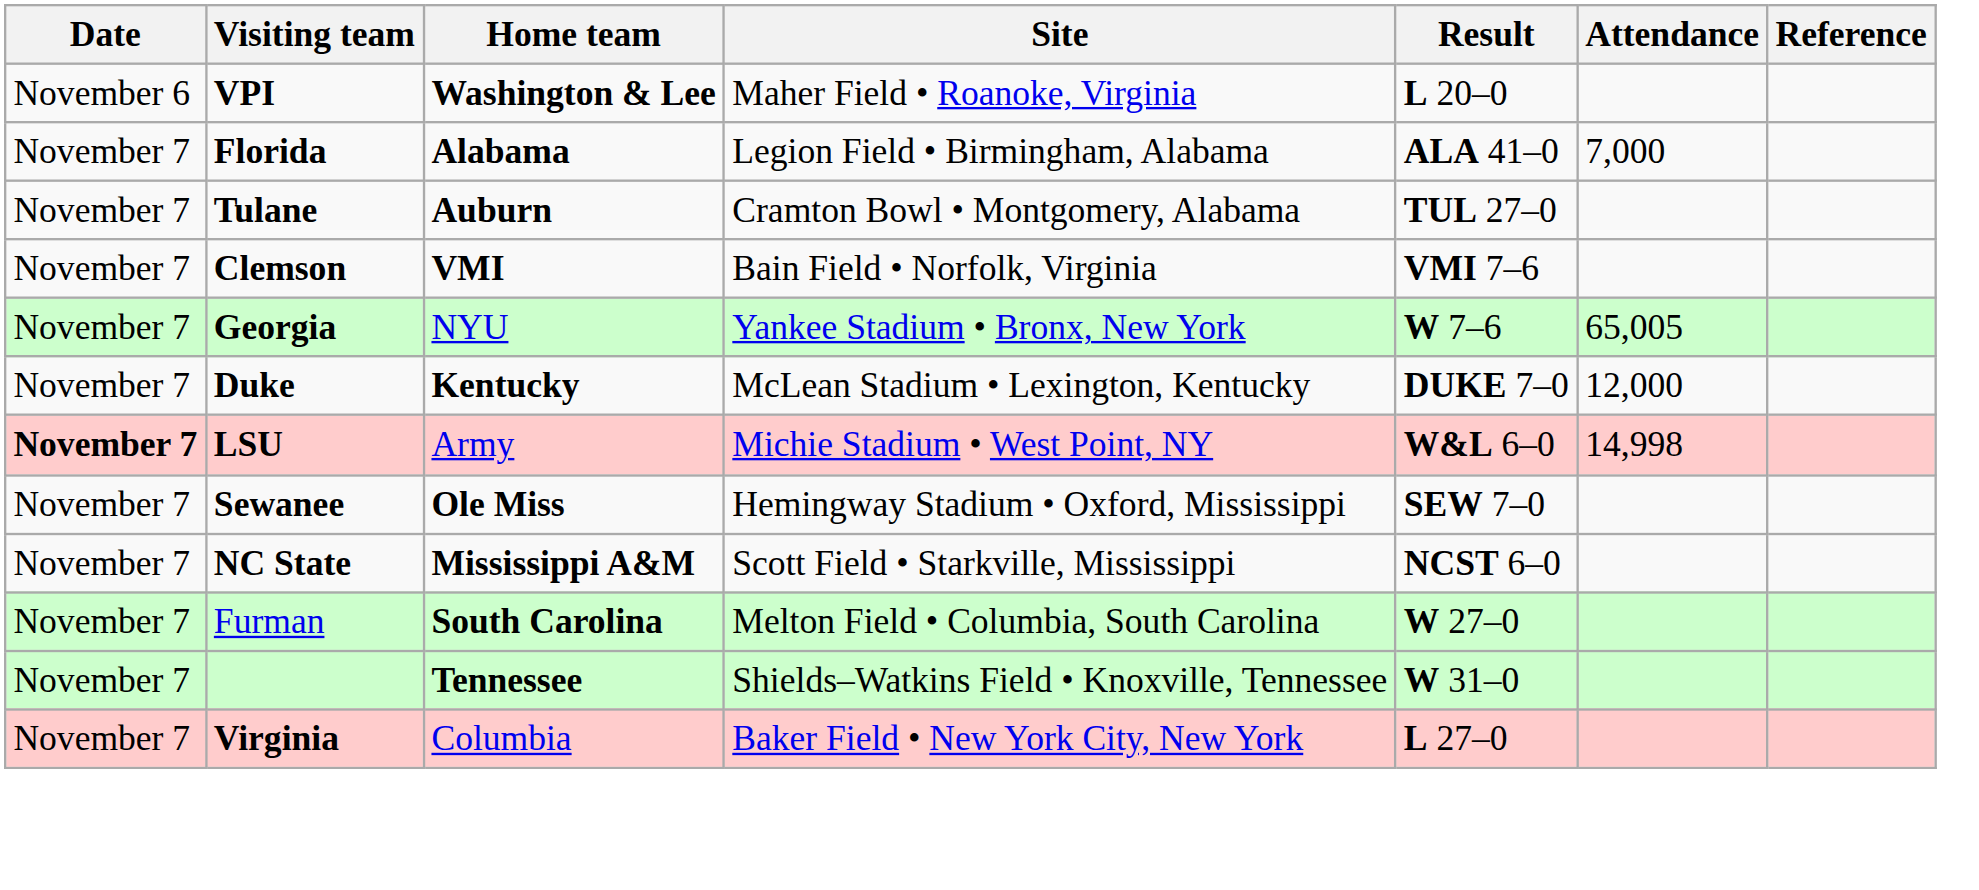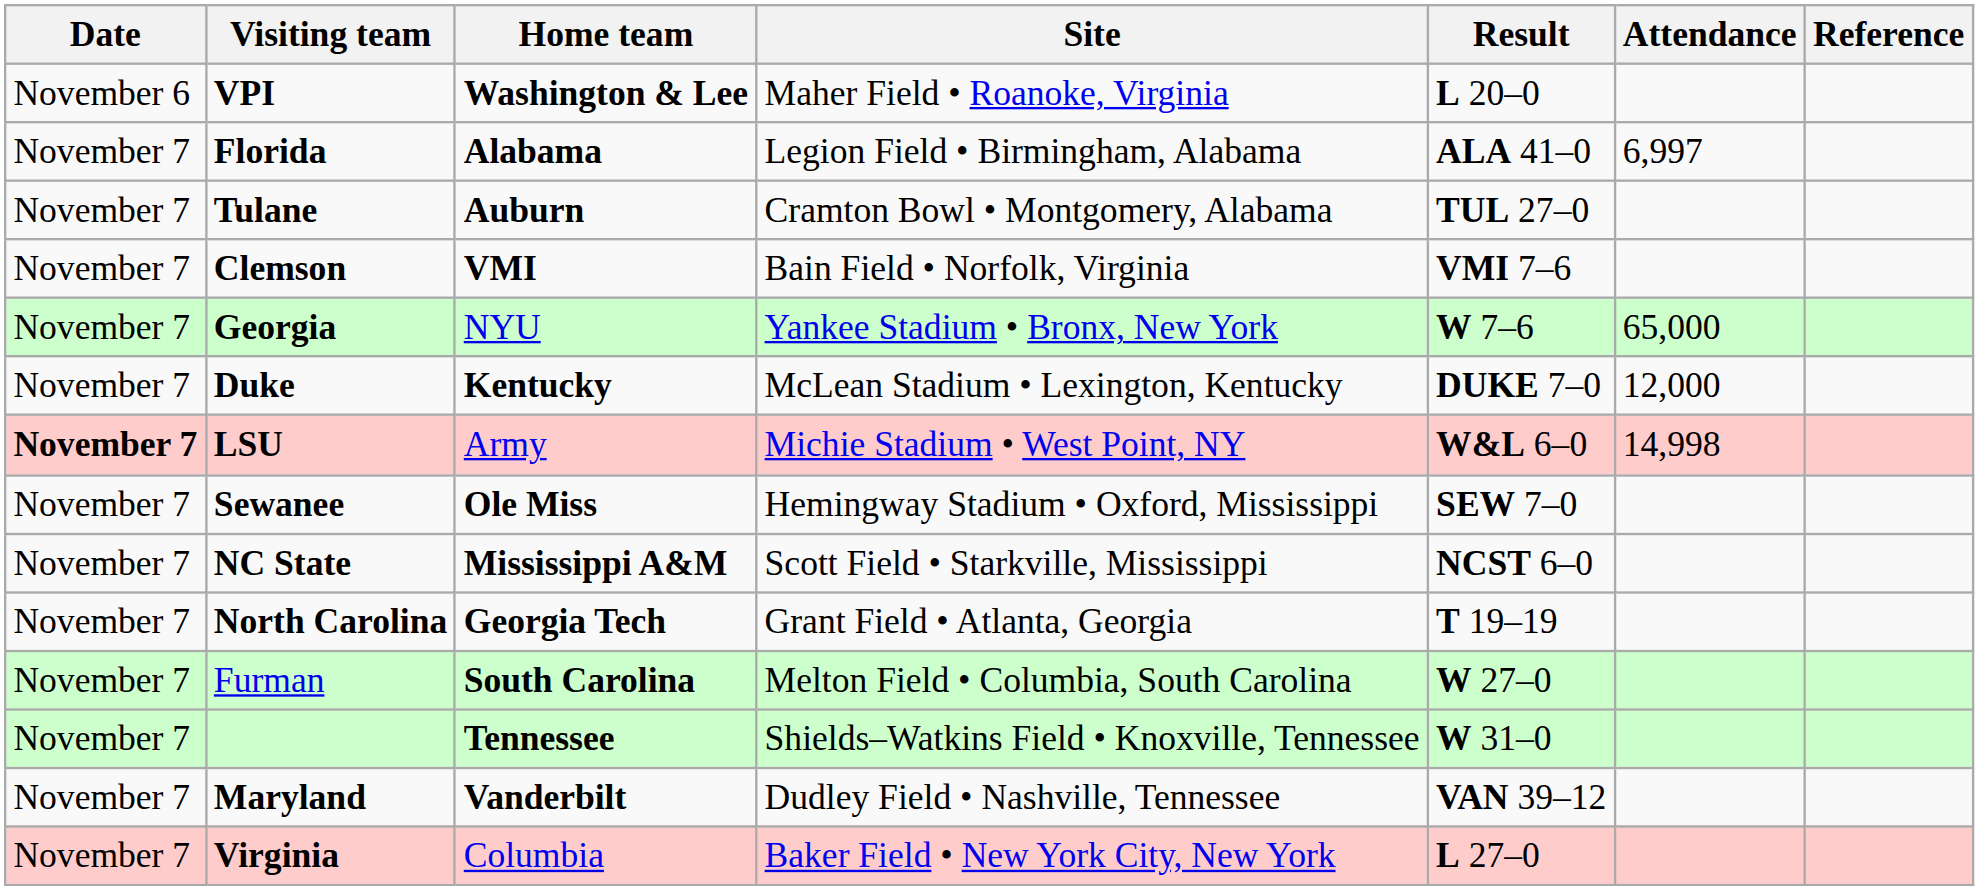(1625, 151) 7,000 -> (1663, 151) 6,997
(1634, 327) 65,005 -> (1672, 327) 65,000
+ row: (331, 620)
+ row: (290, 796)
